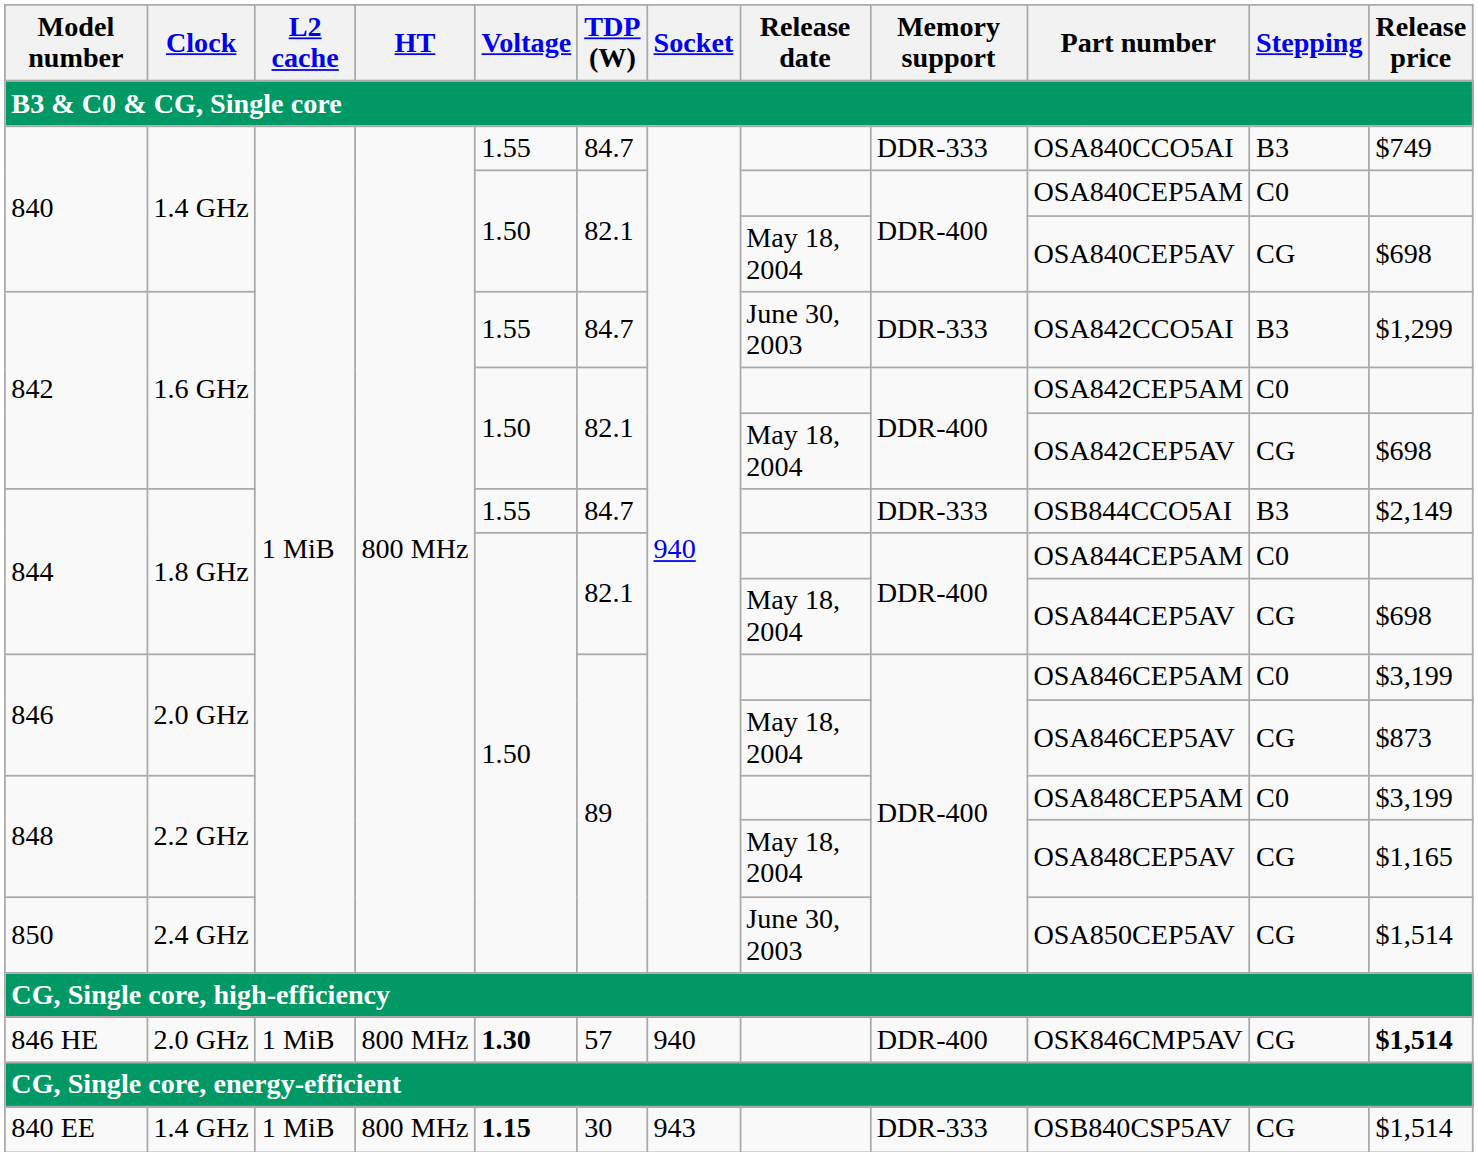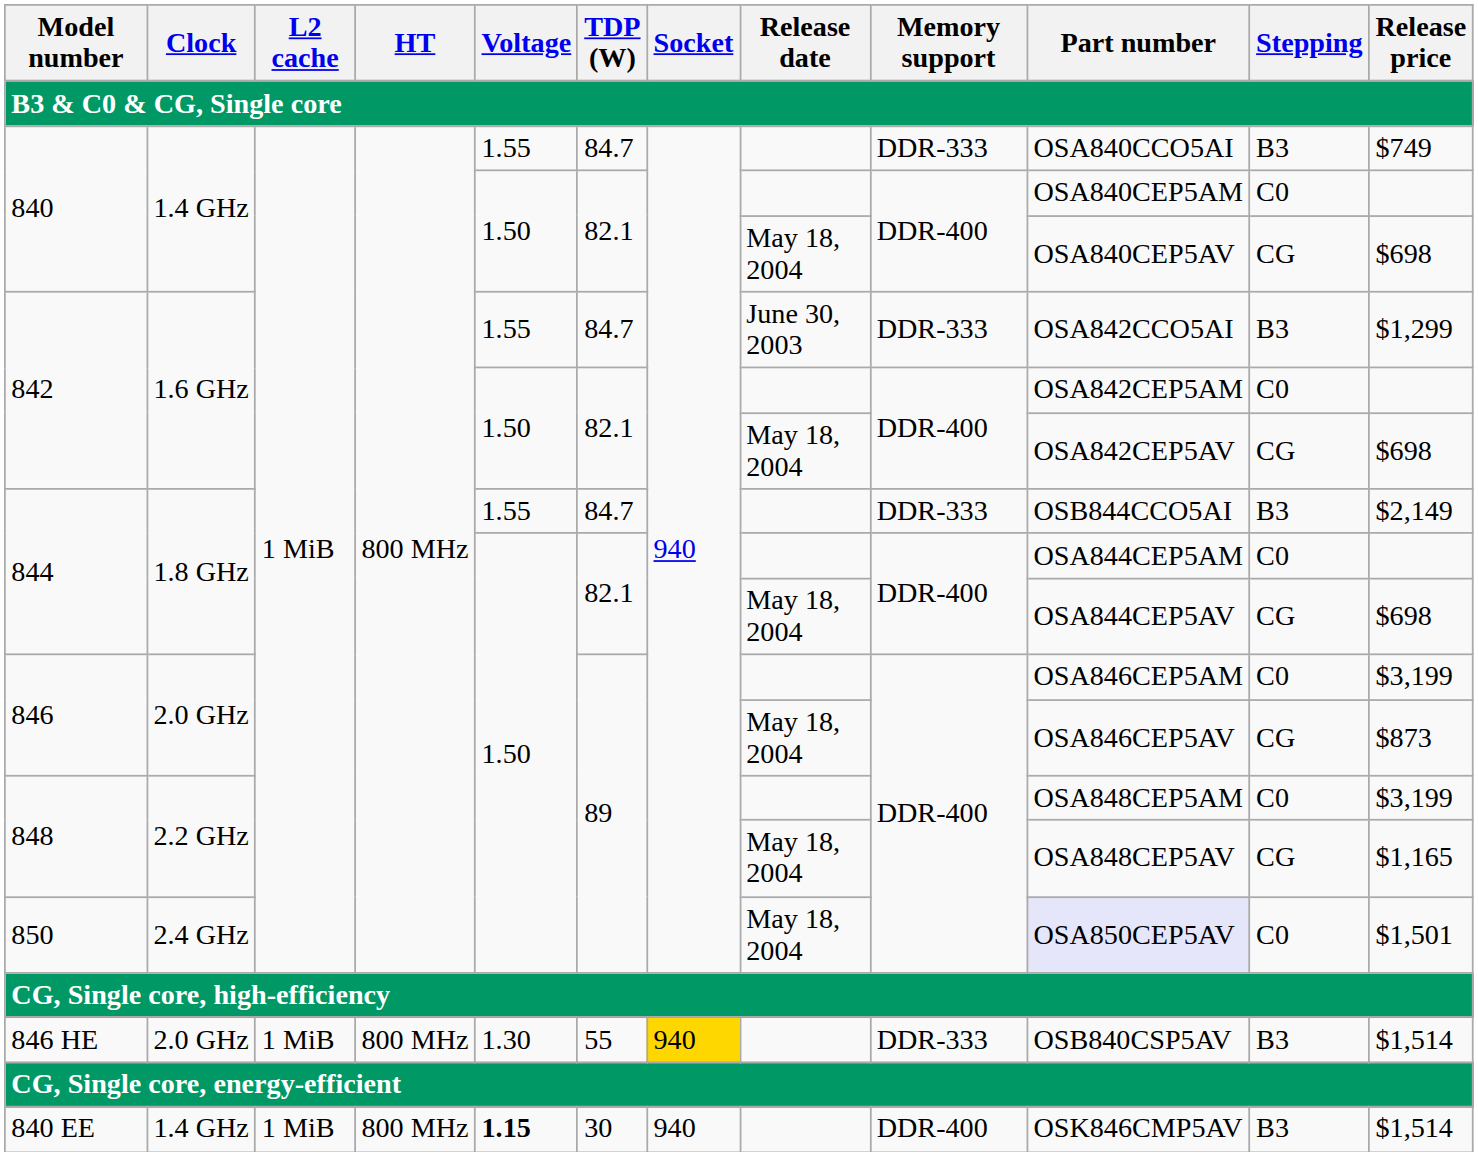(793, 934) June 30, 2003 -> (793, 934) May 18, 2004
(1134, 934) no background -> (1134, 934) lavender background
(1276, 934) CG -> (1273, 934) C0
(1414, 934) $1,514 -> (1414, 934) $1,501
(506, 1039) bold -> (506, 1039) normal
(598, 1039) 57 -> (598, 1039) 55
(675, 1039) no background -> (675, 1039) gold background
(932, 1039) DDR-400 -> (932, 1039) DDR-333
(1138, 1039) OSK846CMP5AV -> (1133, 1039) OSB840CSP5AV
(1276, 1039) CG -> (1273, 1039) B3
(1414, 1039) bold -> (1414, 1039) normal
(675, 1128) 943 -> (675, 1128) 940
(932, 1128) DDR-333 -> (932, 1128) DDR-400
(1133, 1128) OSB840CSP5AV -> (1138, 1128) OSK846CMP5AV
(1276, 1128) CG -> (1273, 1128) B3
